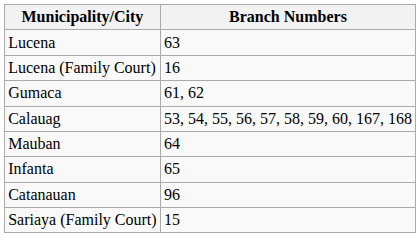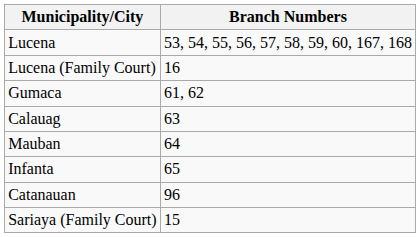(172, 42) 63 -> (288, 42) 53, 54, 55, 56, 57, 58, 59, 60, 167, 168
(288, 118) 53, 54, 55, 56, 57, 58, 59, 60, 167, 168 -> (172, 118) 63
